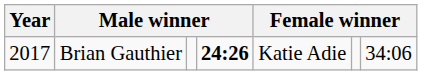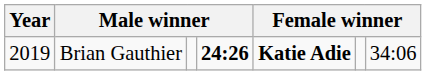(30, 53) 2017 -> (30, 53) 2019
(302, 53) normal -> (304, 53) bold
